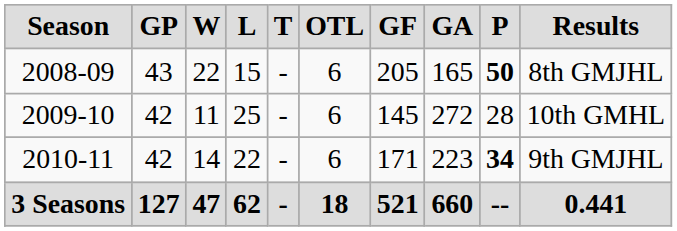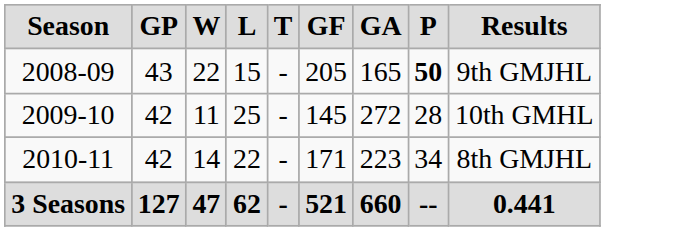- column: (335, 26)
(596, 70) 8th GMJHL -> (524, 70) 9th GMJHL
(500, 159) bold -> (428, 159) normal
(596, 159) 9th GMJHL -> (524, 159) 8th GMJHL
